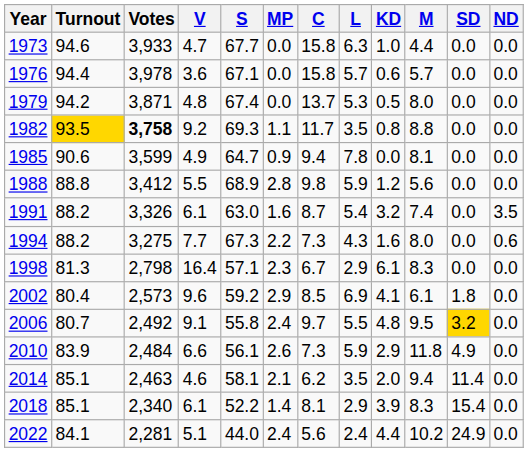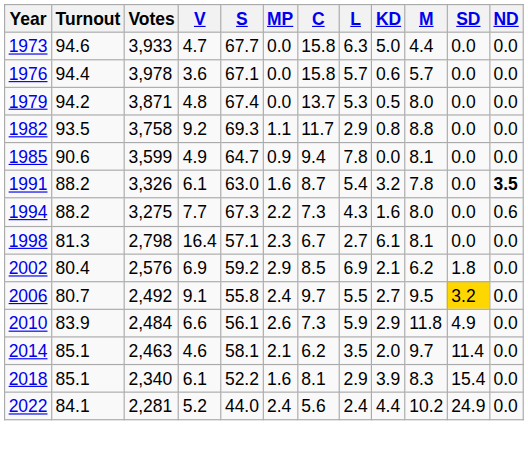(388, 46) 1.0 -> (388, 46) 5.0
(73, 129) gold background -> (73, 129) no background
(150, 129) bold -> (150, 129) normal
(356, 129) 3.5 -> (356, 129) 2.9
- row: (28, 185)
(421, 212) 7.4 -> (421, 185) 7.8
(506, 212) normal -> (506, 185) bold
(356, 268) 2.9 -> (356, 240) 2.7
(421, 268) 8.3 -> (421, 240) 8.1
(150, 295) 2,573 -> (150, 268) 2,576
(195, 295) 9.6 -> (195, 268) 6.9
(388, 295) 4.1 -> (388, 268) 2.1
(421, 295) 6.1 -> (421, 268) 6.2
(388, 323) 4.8 -> (388, 295) 2.7
(421, 378) 9.4 -> (421, 351) 9.7
(279, 406) 1.4 -> (279, 378) 1.6
(195, 434) 5.1 -> (195, 406) 5.2
